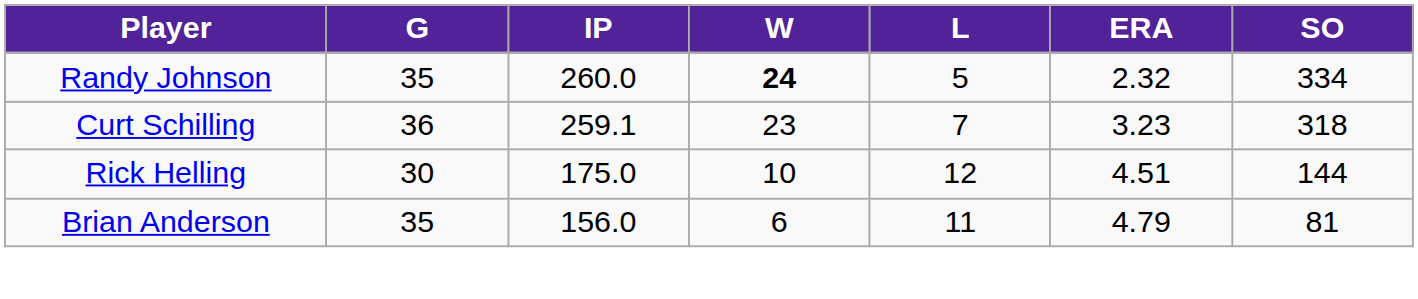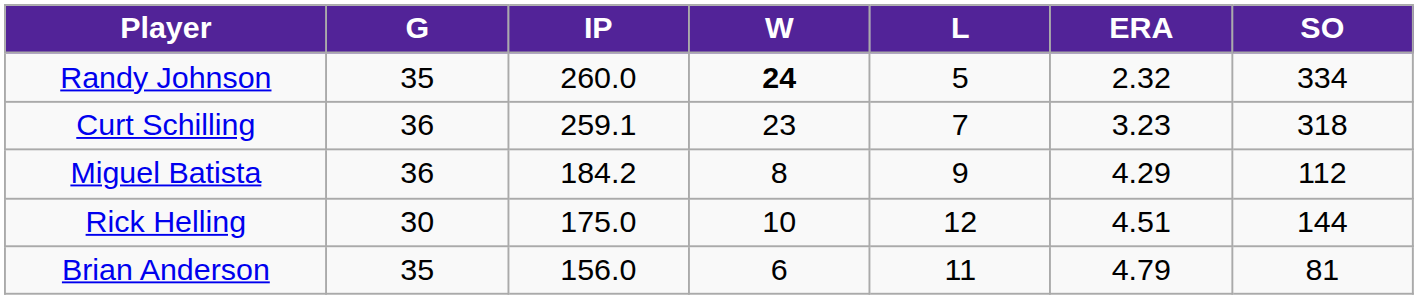+ row: (166, 173)
